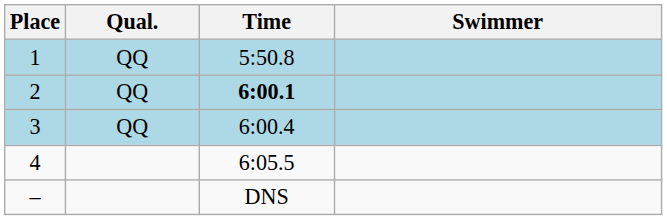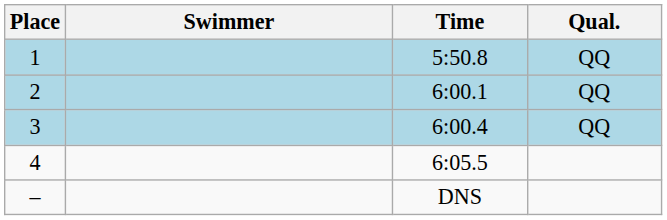columns swapped: (498, 22) <-> (132, 22)
(267, 92) bold -> (460, 92) normal
